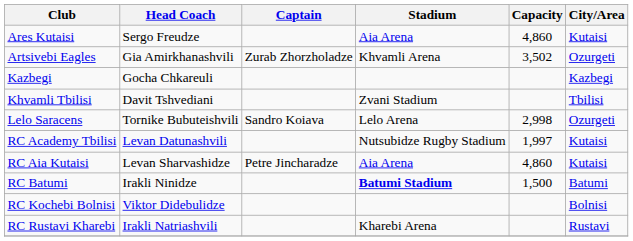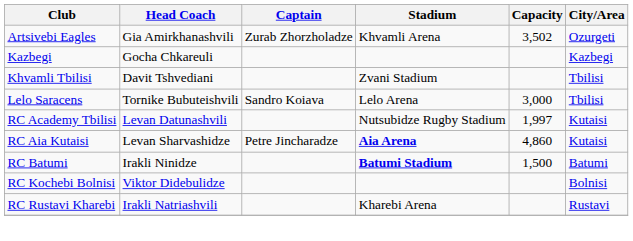- row: (41, 36)
(537, 120) 2,998 -> (537, 99) 3,000
(592, 120) Ozurgeti -> (586, 99) Tbilisi
(386, 162) normal -> (388, 141) bold
